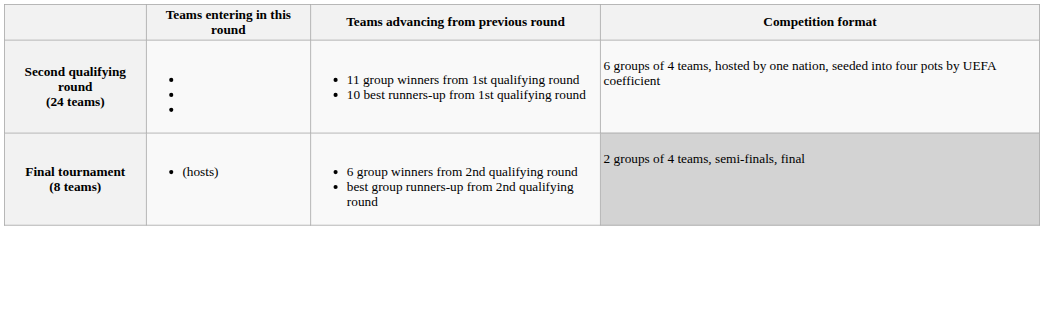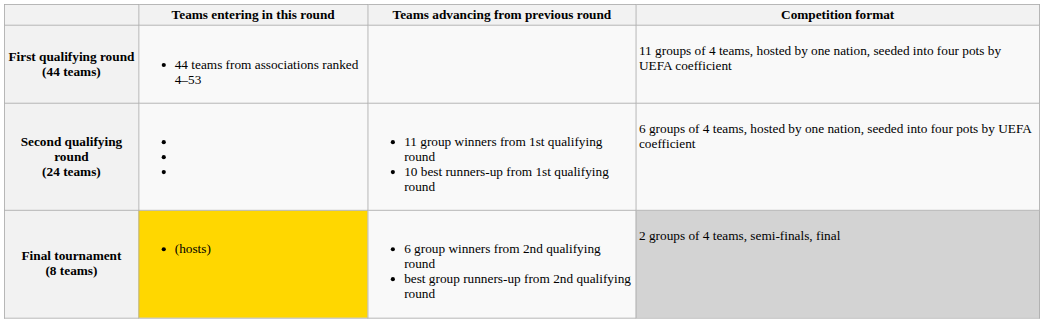+ row: (71, 64)
(228, 172) no background -> (253, 249) gold background
